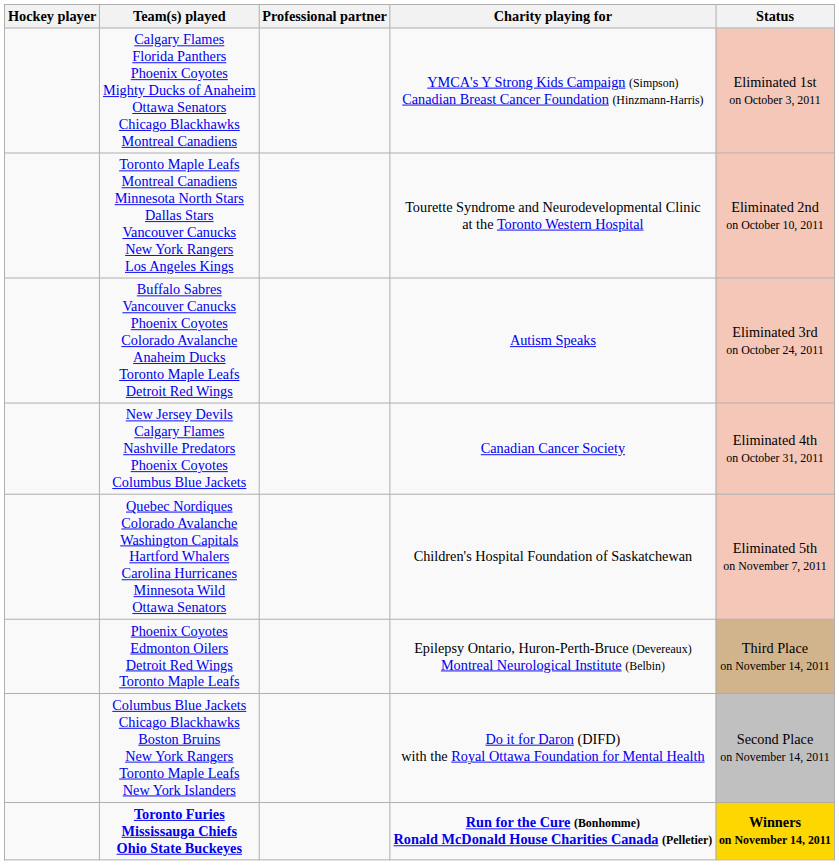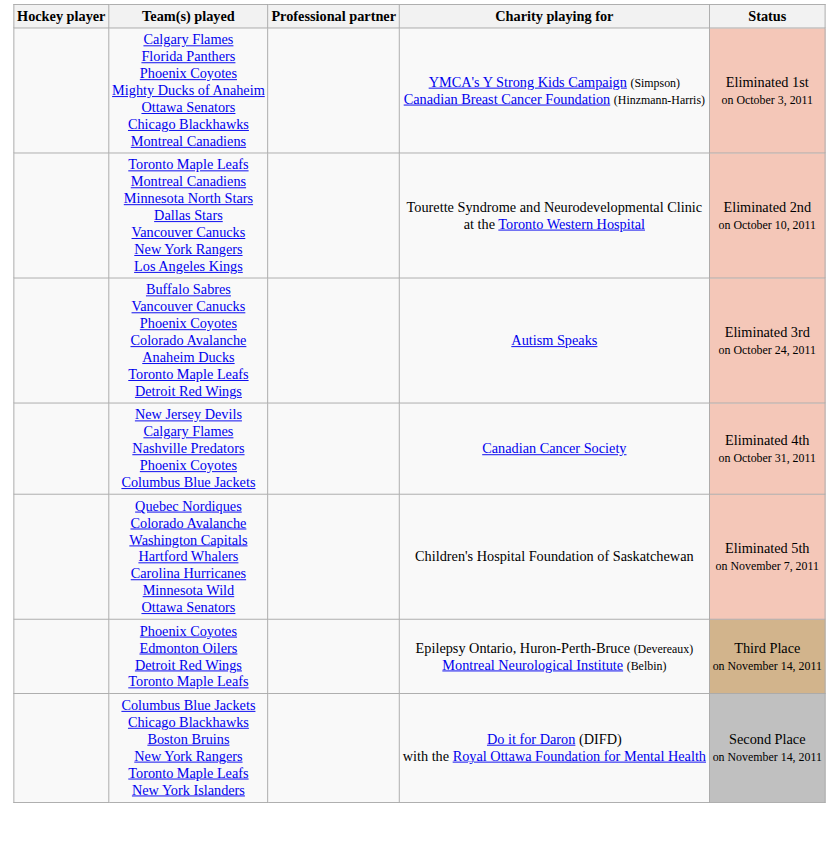- row: (179, 830)
